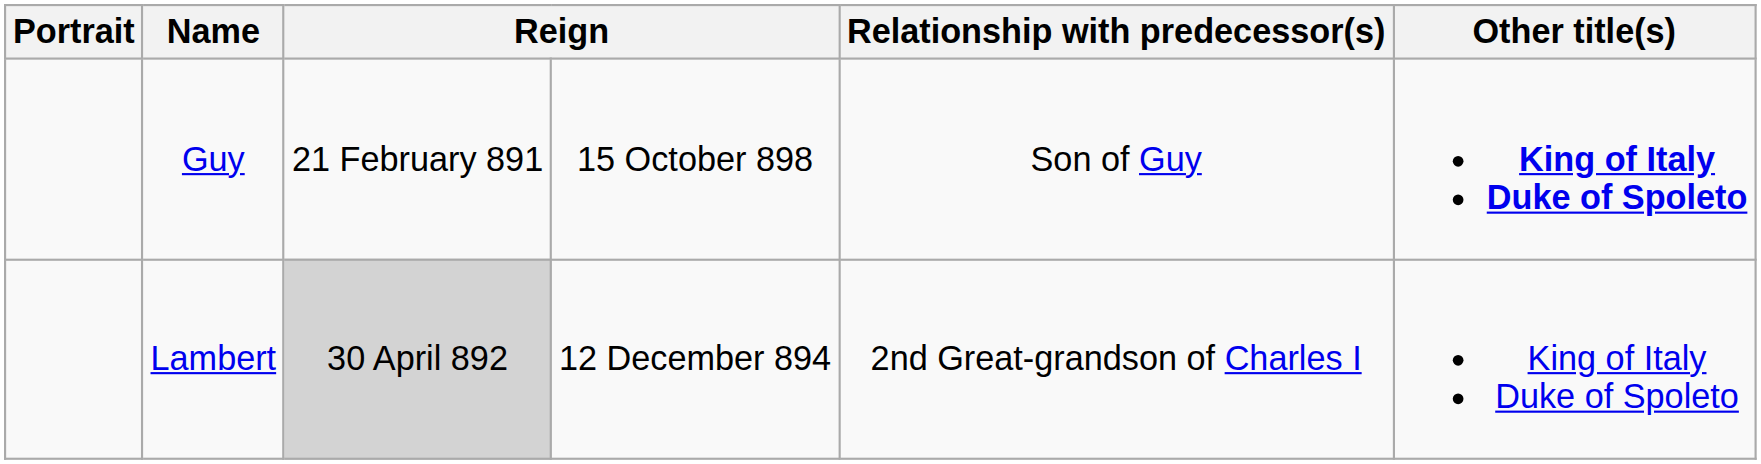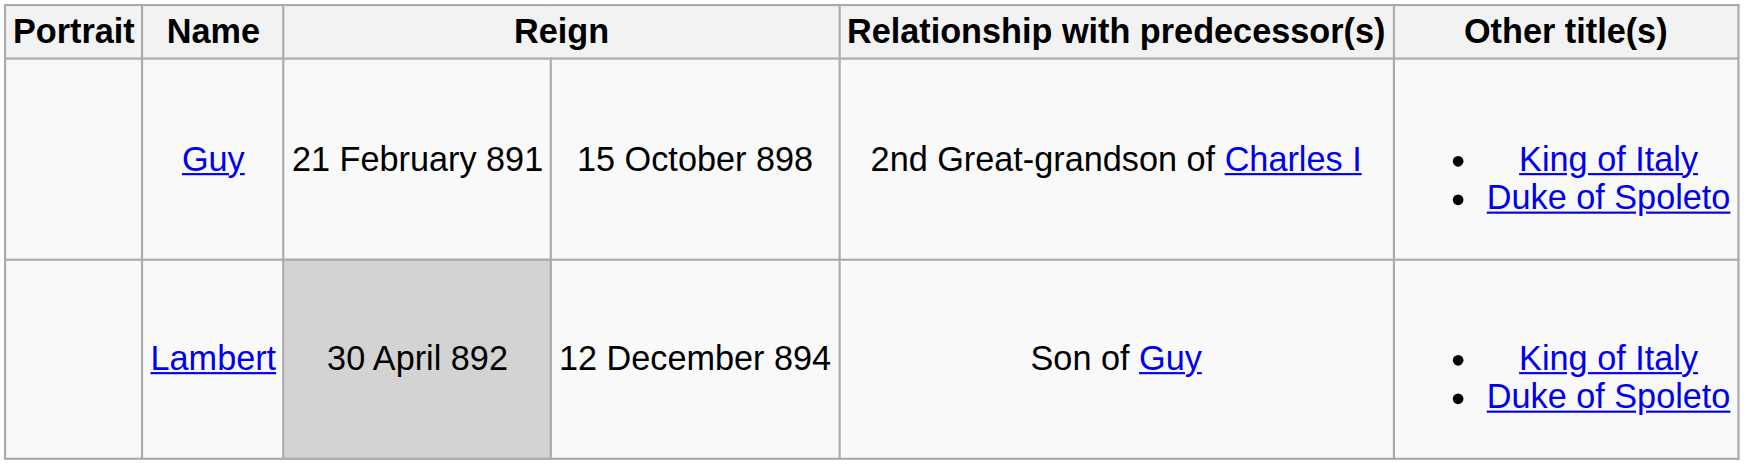(1116, 158) Son of Guy -> (1116, 158) 2nd Great-grandson of Charles I
(1574, 179) bold -> (1566, 179) normal
(1116, 358) 2nd Great-grandson of Charles I -> (1116, 358) Son of Guy
